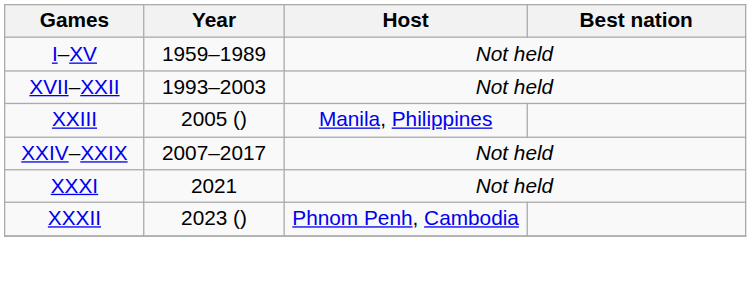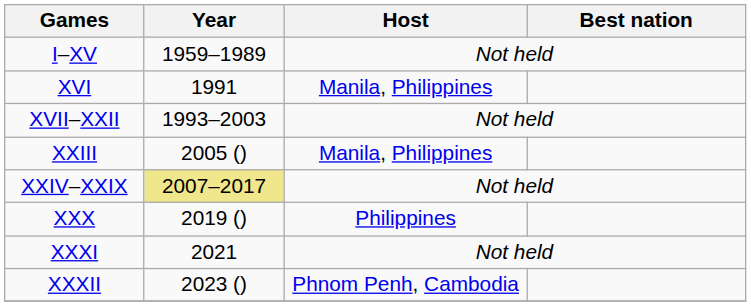+ row: (74, 86)
(214, 152) no background -> (214, 185) khaki background
+ row: (74, 218)
